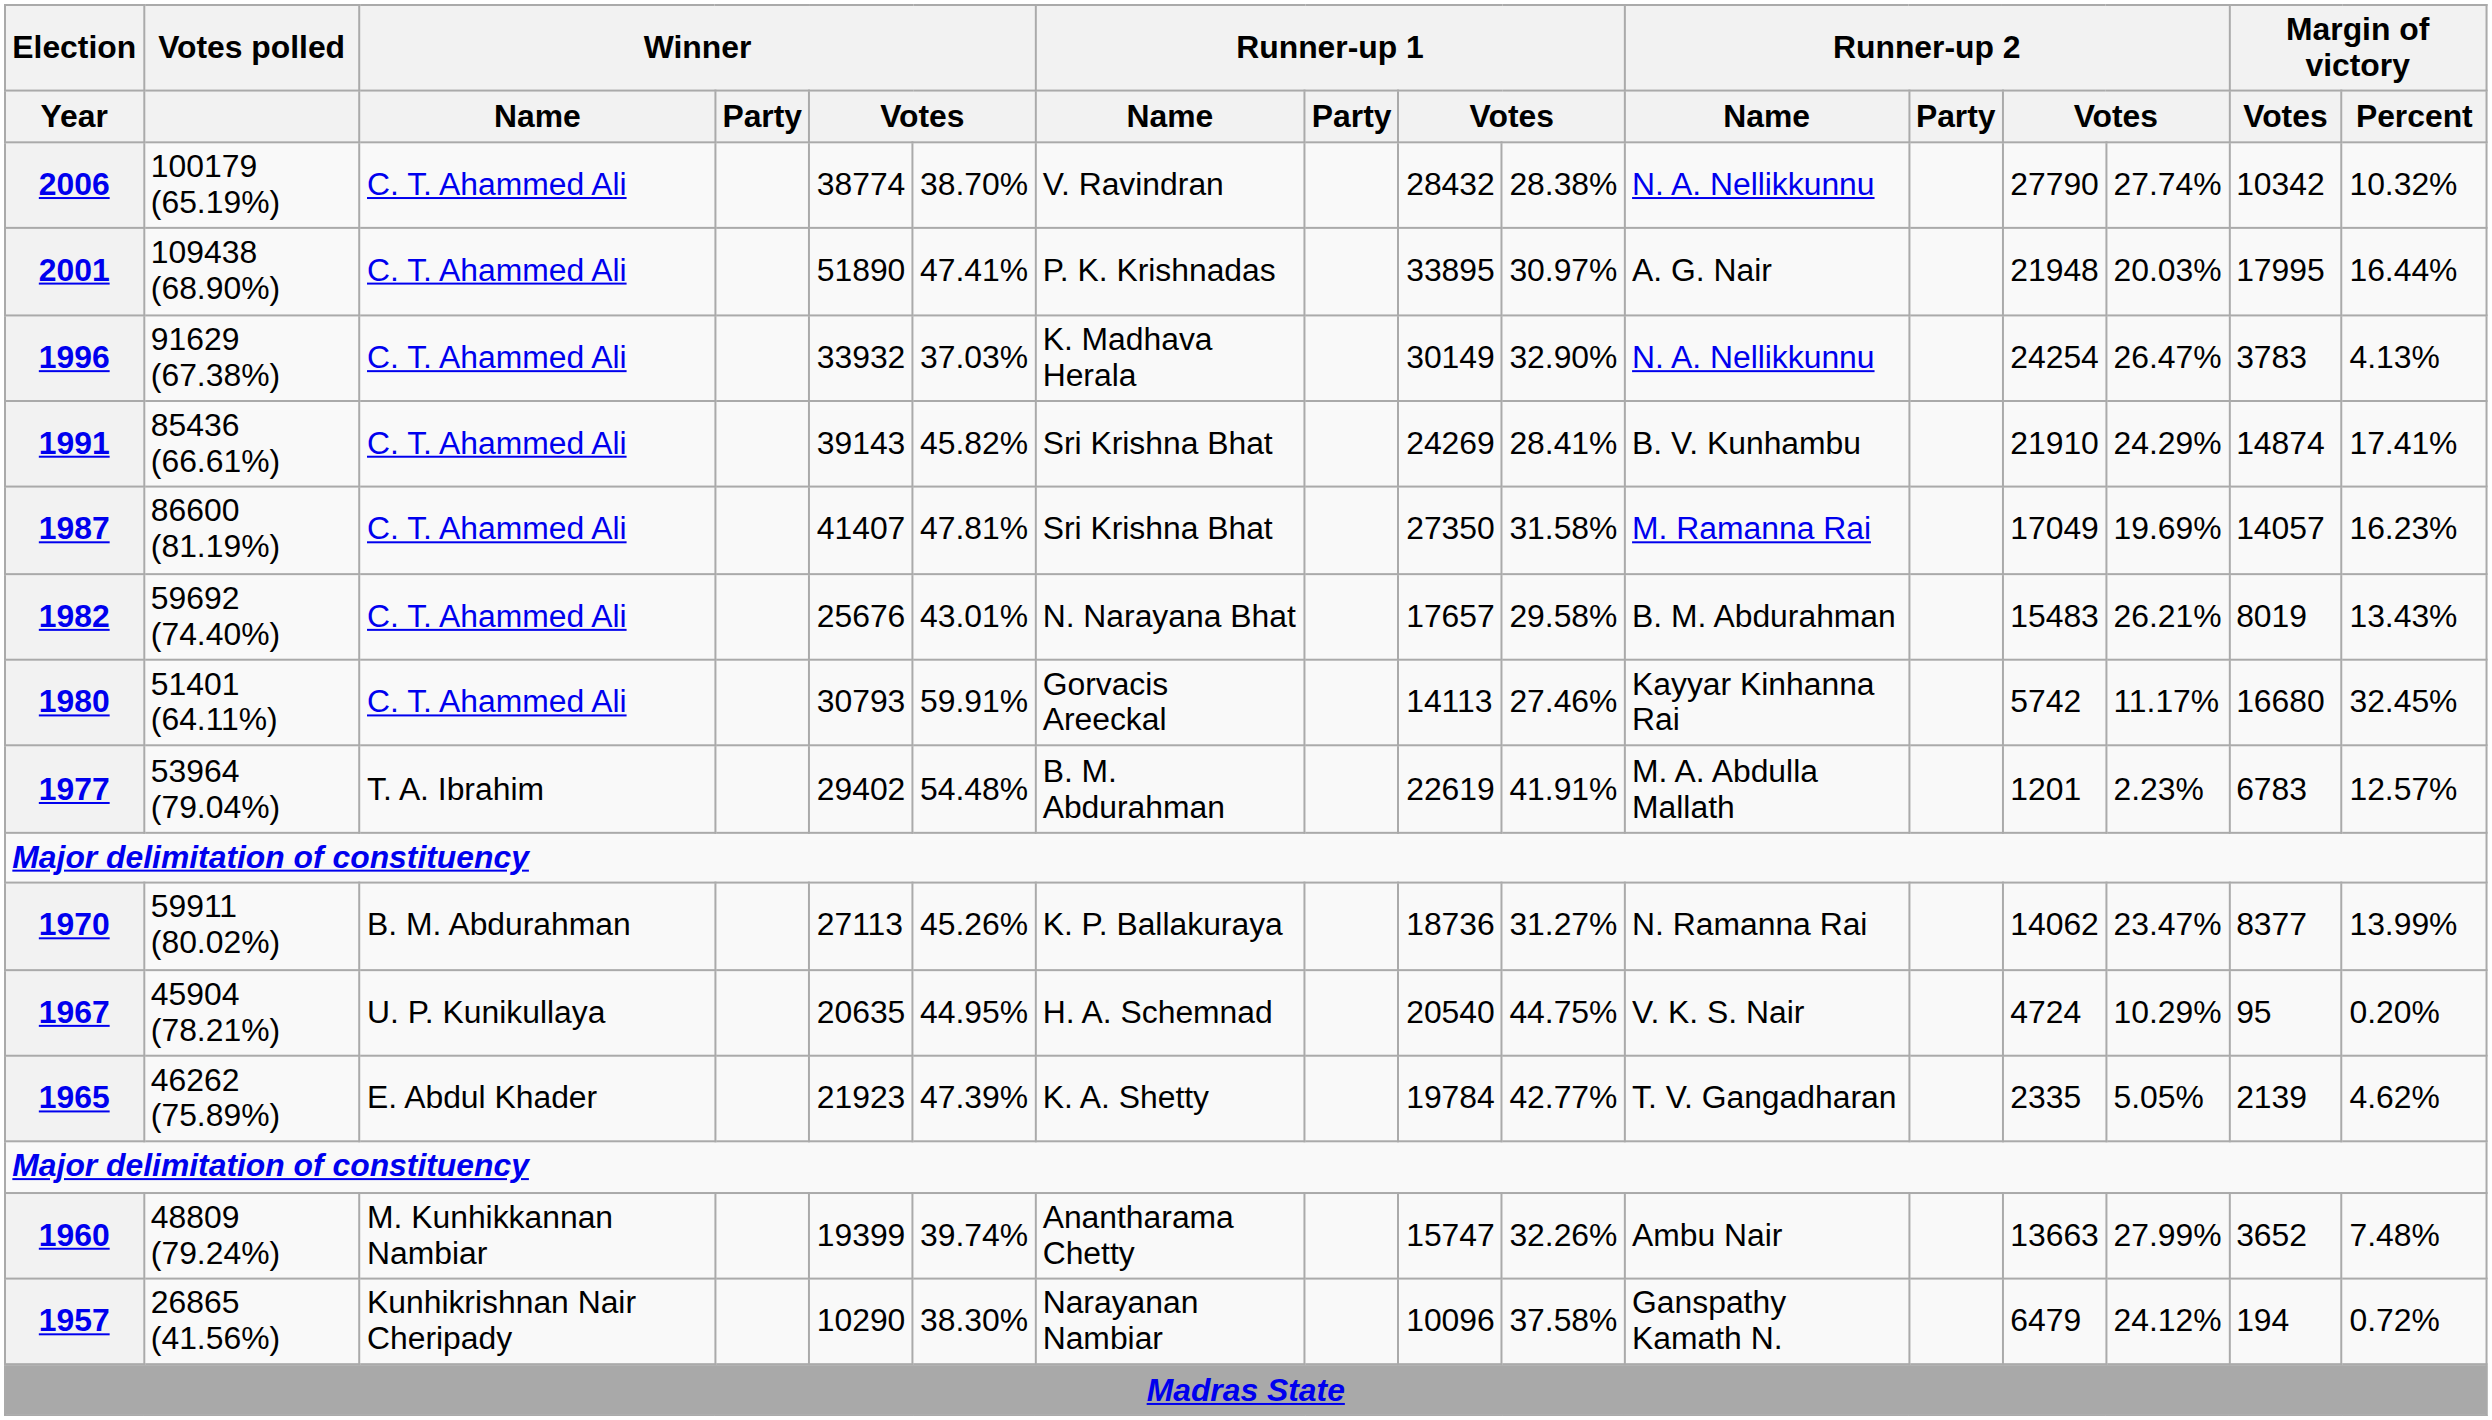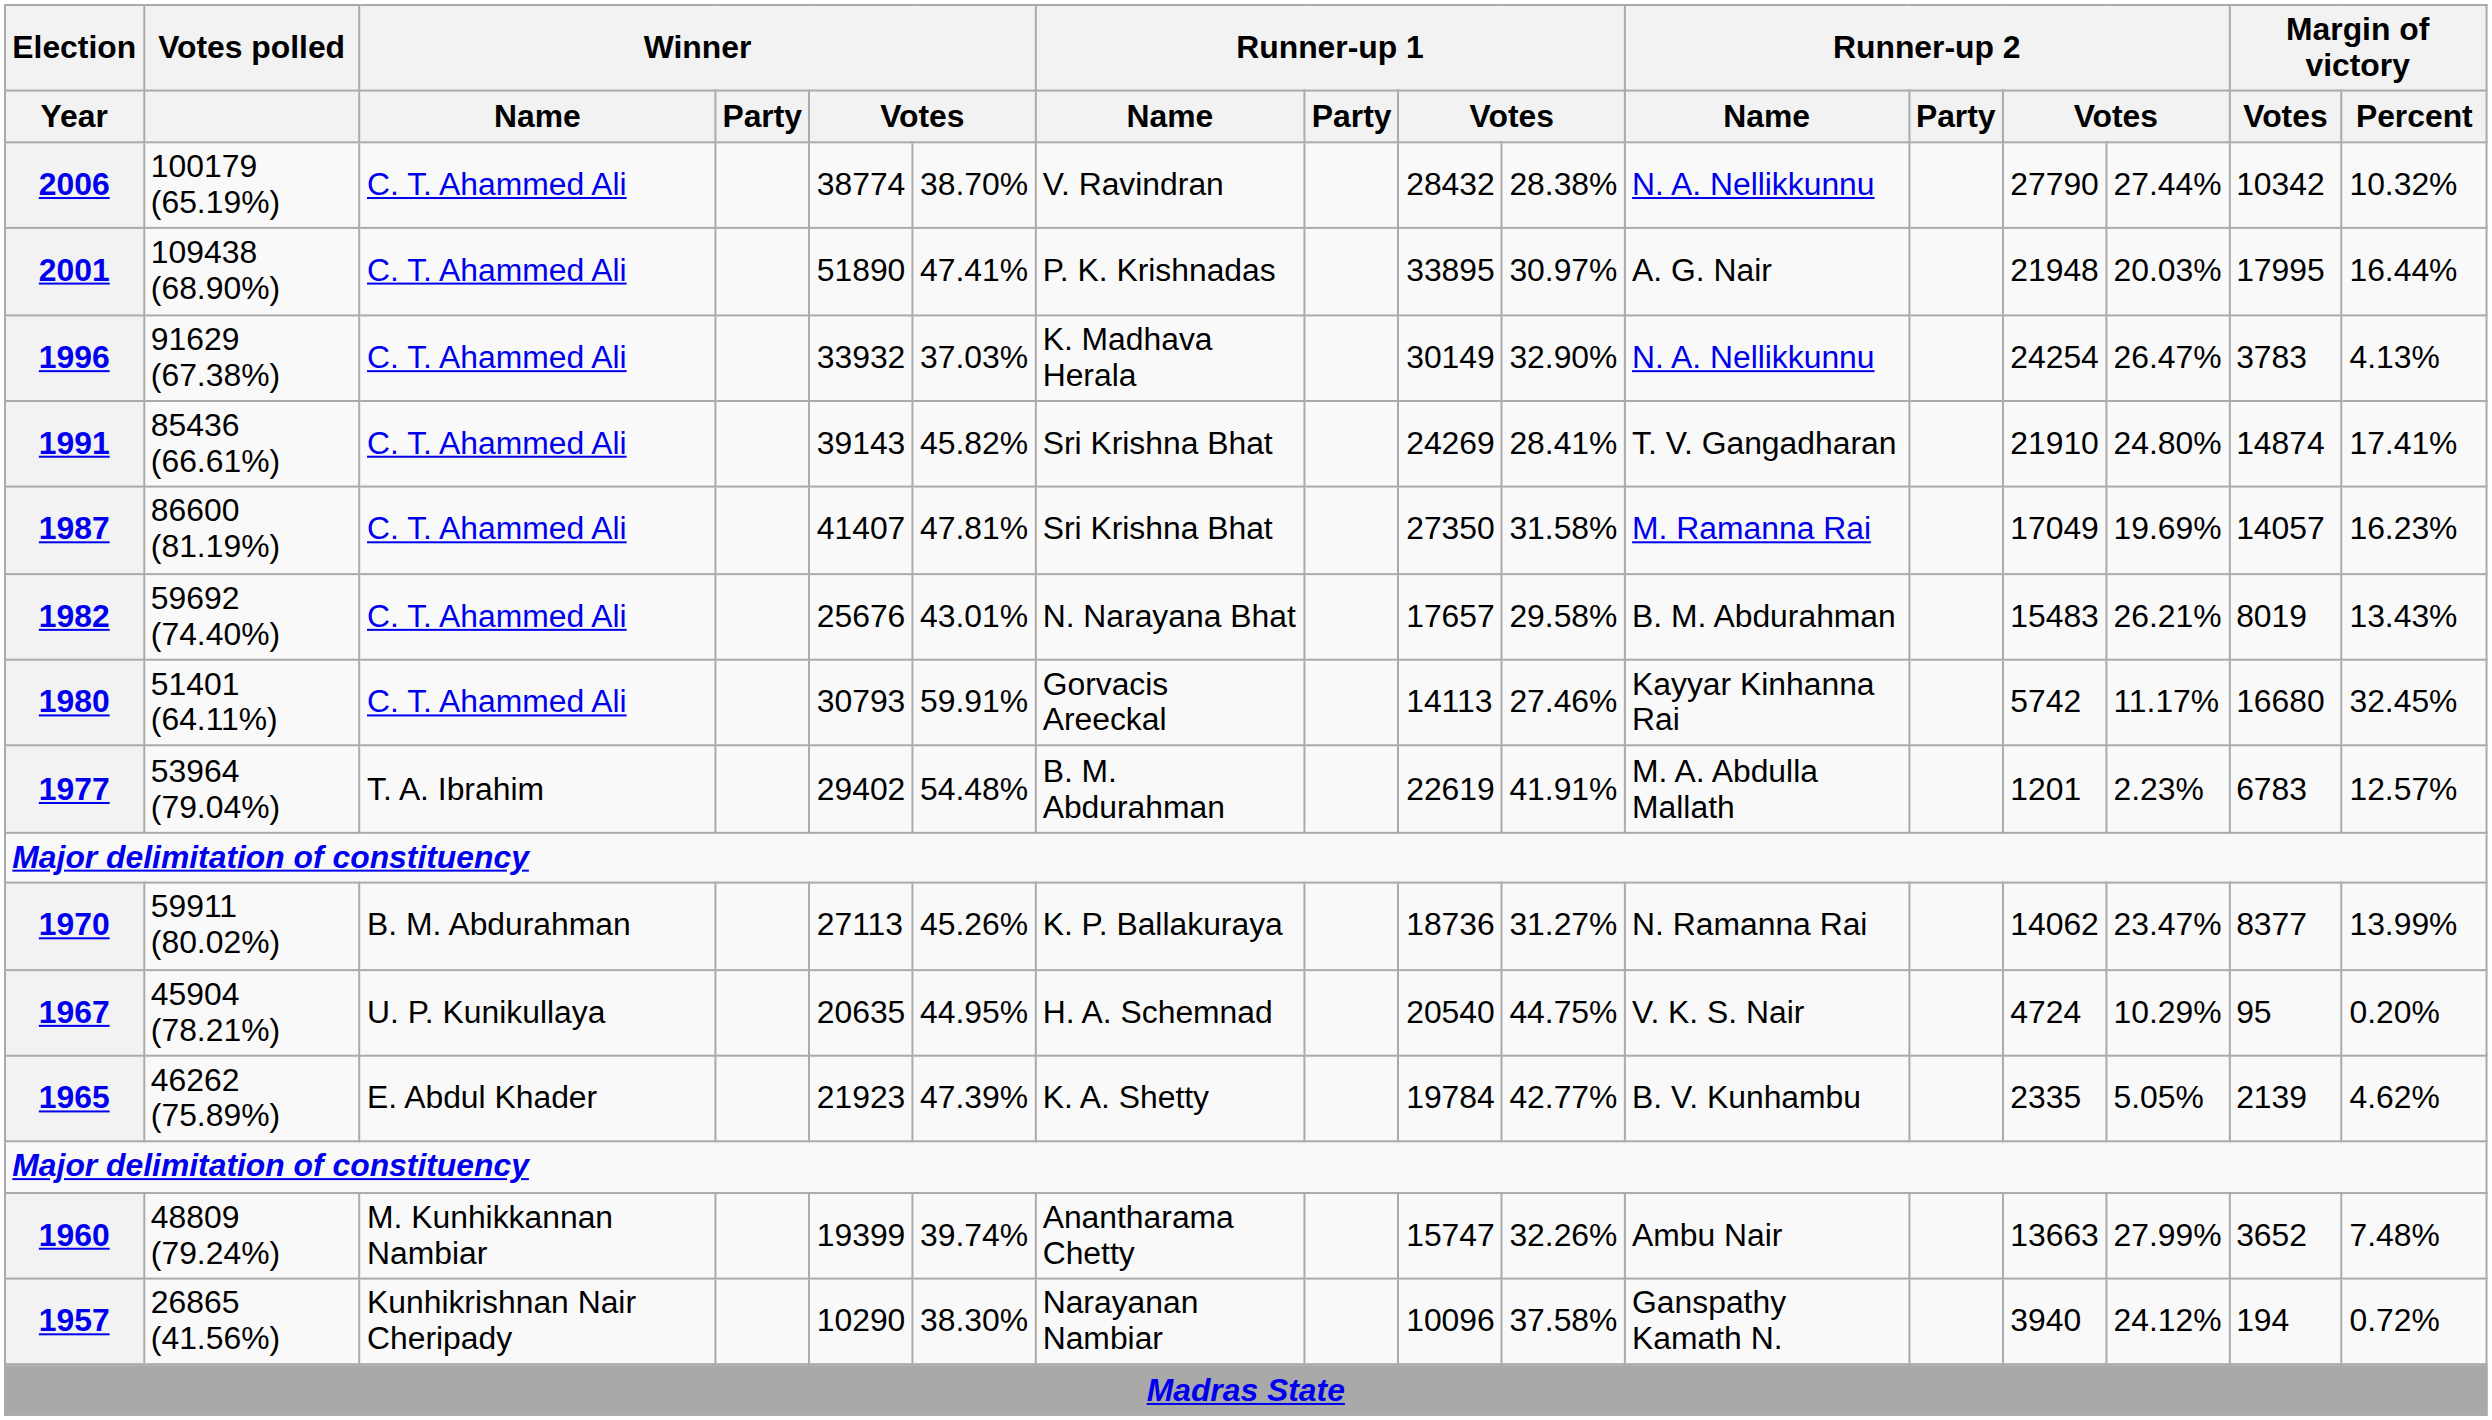(2167, 184) 27.74% -> (2167, 184) 27.44%
(1747, 443) B. V. Kunhambu -> (1764, 443) T. V. Gangadharan
(2167, 443) 24.29% -> (2167, 443) 24.80%
(1764, 1098) T. V. Gangadharan -> (1747, 1098) B. V. Kunhambu
(2046, 1321) 6479 -> (2046, 1321) 3940
